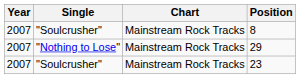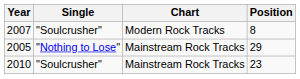(185, 30) Mainstream Rock Tracks -> (175, 30) Modern Rock Tracks
(19, 47) 2007 -> (19, 47) 2005
(19, 64) 2007 -> (19, 64) 2010
